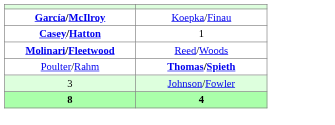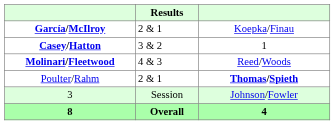+ column: (167, 12)
